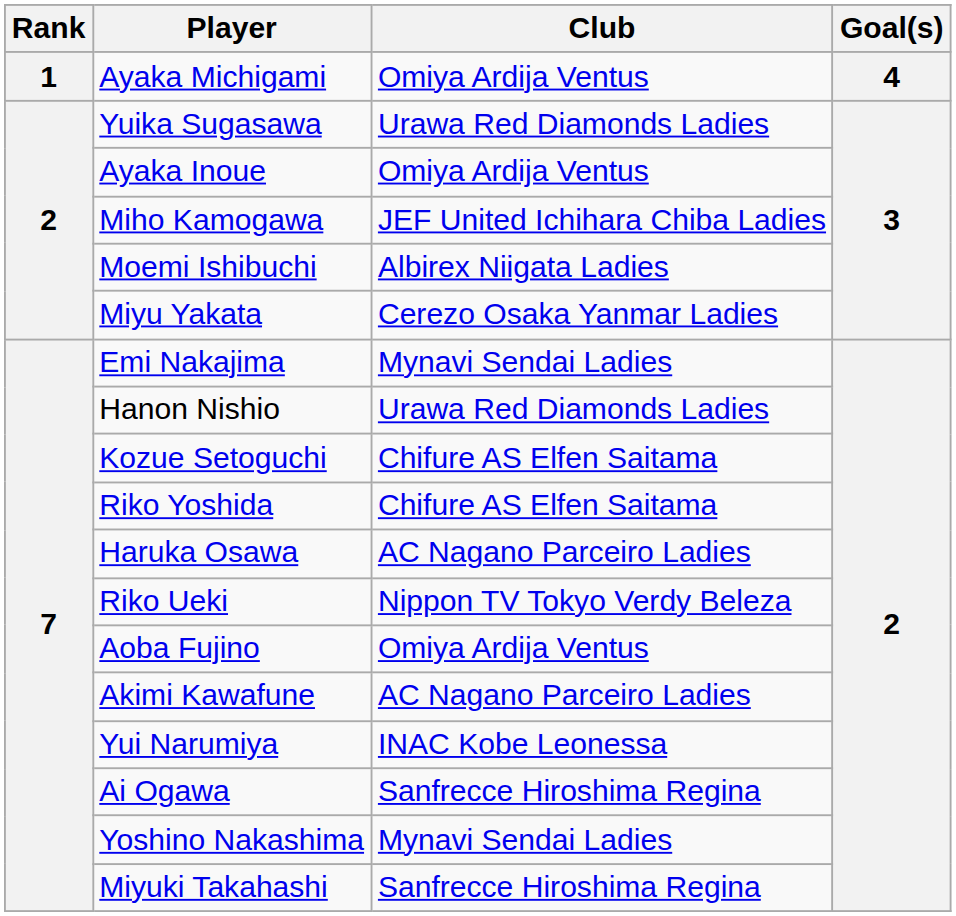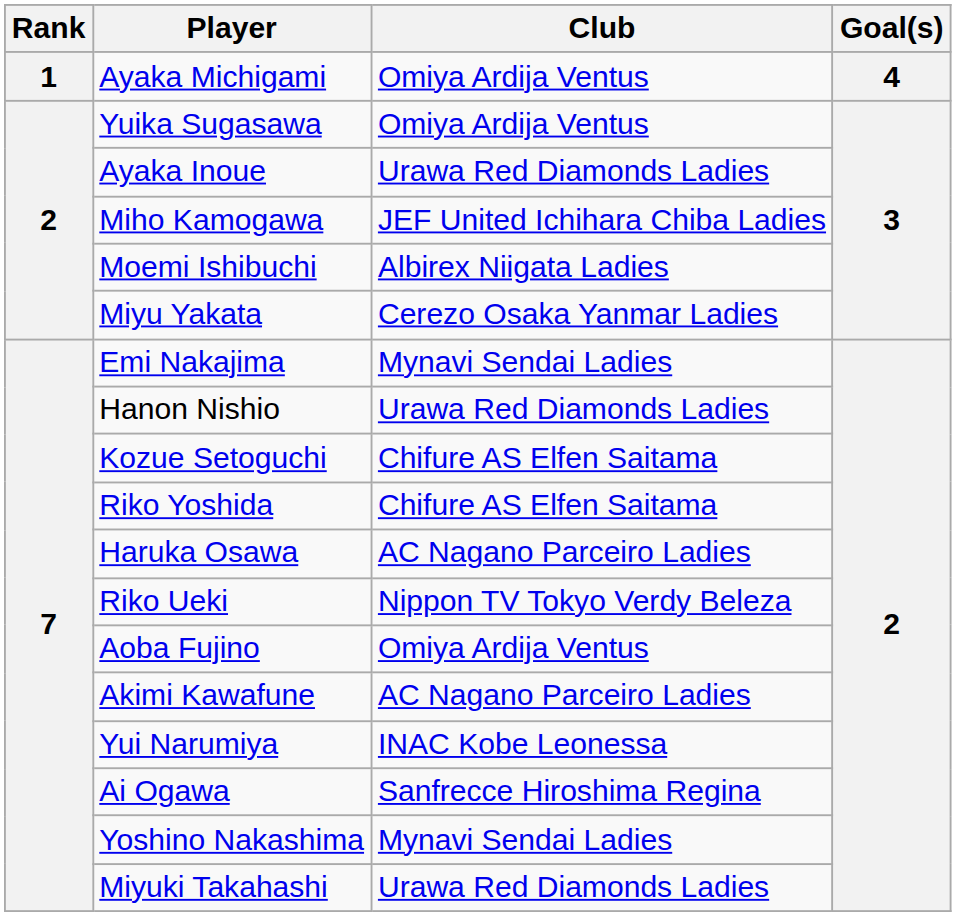(574, 123) Urawa Red Diamonds Ladies -> (513, 123) Omiya Ardija Ventus
(513, 171) Omiya Ardija Ventus -> (574, 171) Urawa Red Diamonds Ladies
(569, 887) Sanfrecce Hiroshima Regina -> (574, 887) Urawa Red Diamonds Ladies
